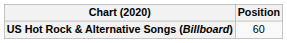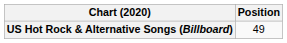(259, 30) 60 -> (259, 30) 49
